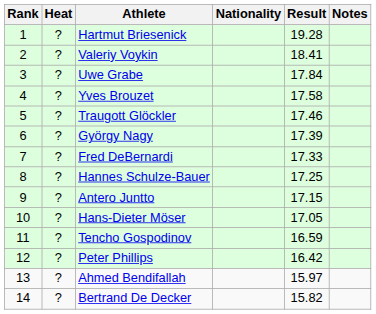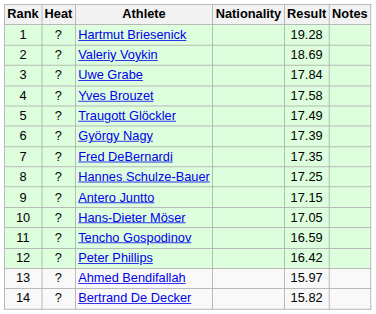(307, 55) 18.41 -> (307, 55) 18.69
(307, 116) 17.46 -> (307, 116) 17.49
(307, 156) 17.33 -> (307, 156) 17.35
